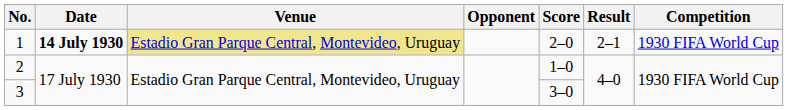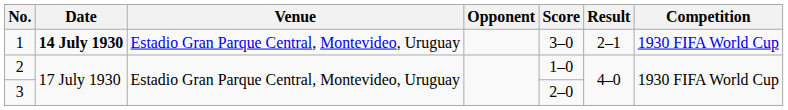(295, 42) khaki background -> (295, 42) no background
(561, 42) 2–0 -> (561, 42) 3–0
(561, 92) 3–0 -> (561, 92) 2–0
